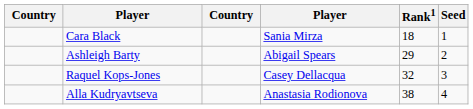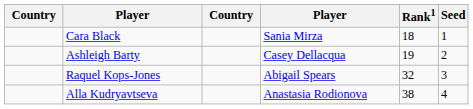(299, 56) Abigail Spears -> (304, 56) Casey Dellacqua
(408, 56) 29 -> (408, 56) 19
(304, 75) Casey Dellacqua -> (299, 75) Abigail Spears
